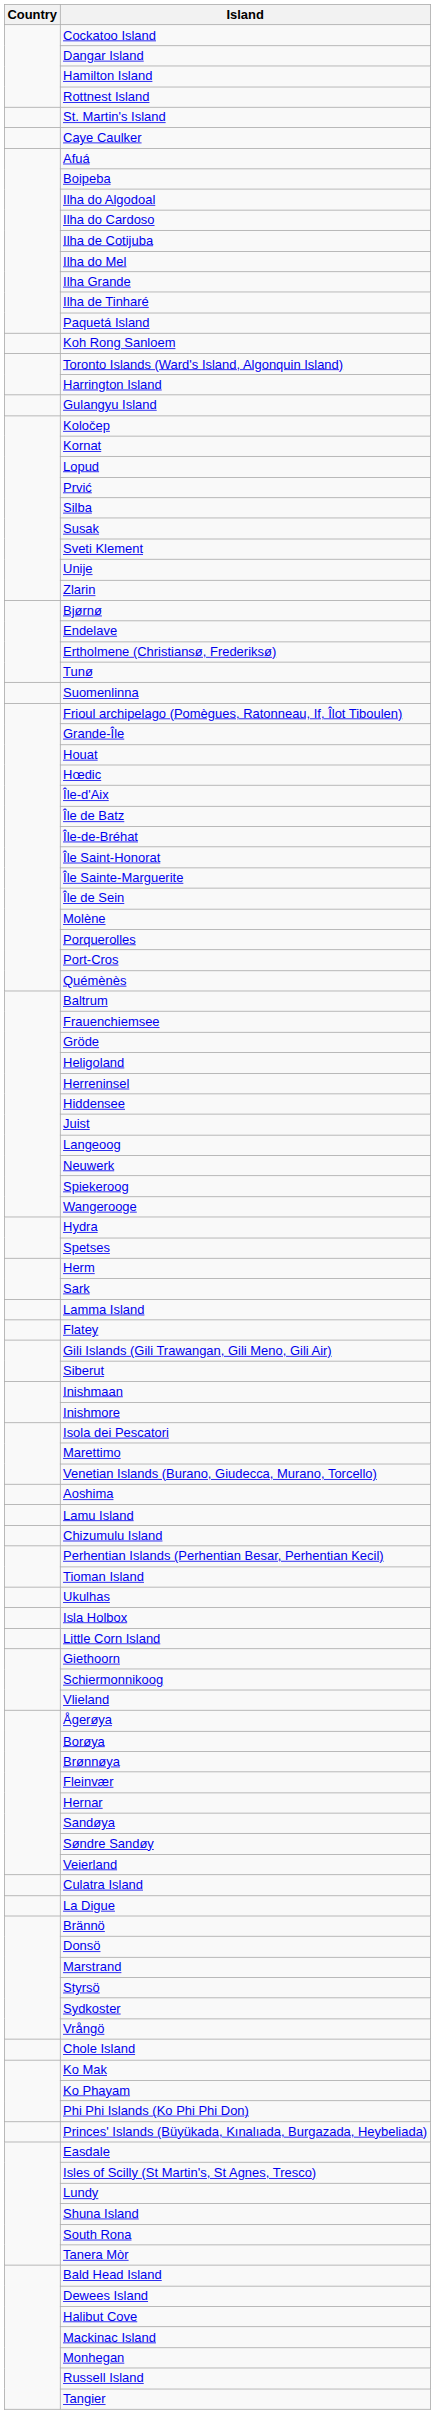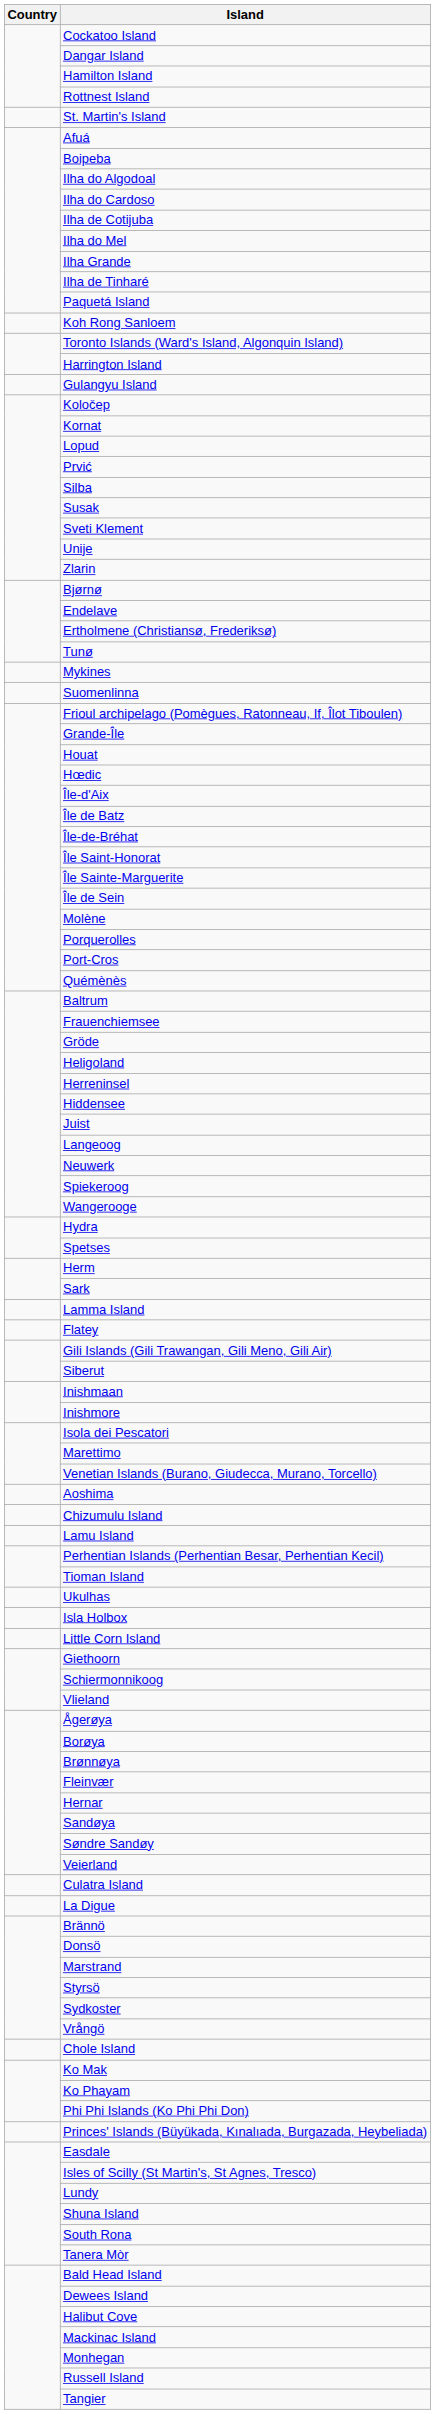- row: (102, 138)
+ row: (87, 672)
rows swapped: (98, 1515) <-> (113, 1535)
